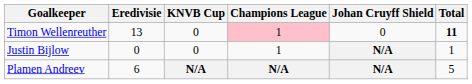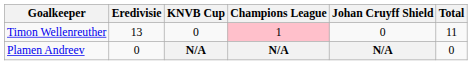(452, 32) bold -> (452, 32) normal
- row: (38, 50)
(137, 69) 6 -> (137, 50) 0
(452, 69) 5 -> (452, 50) 0
